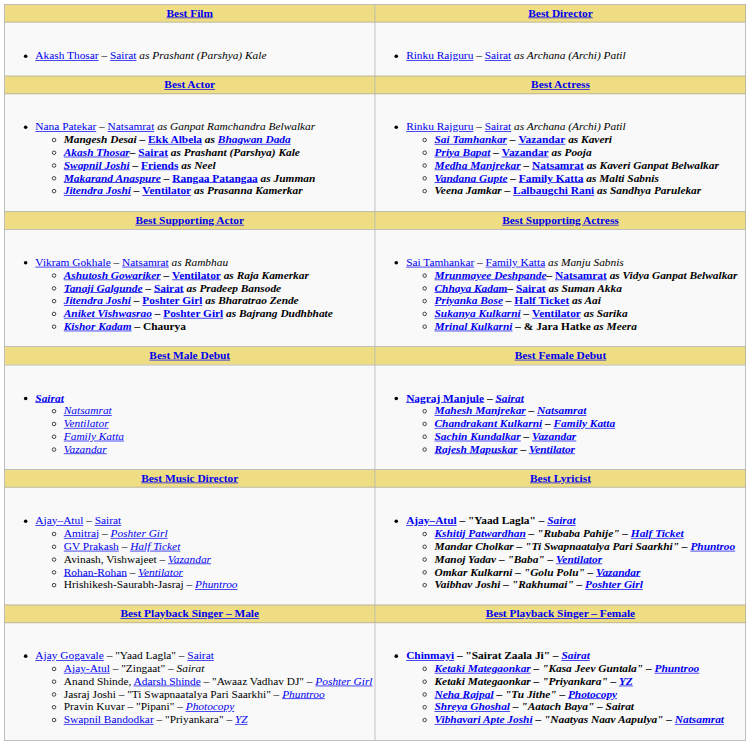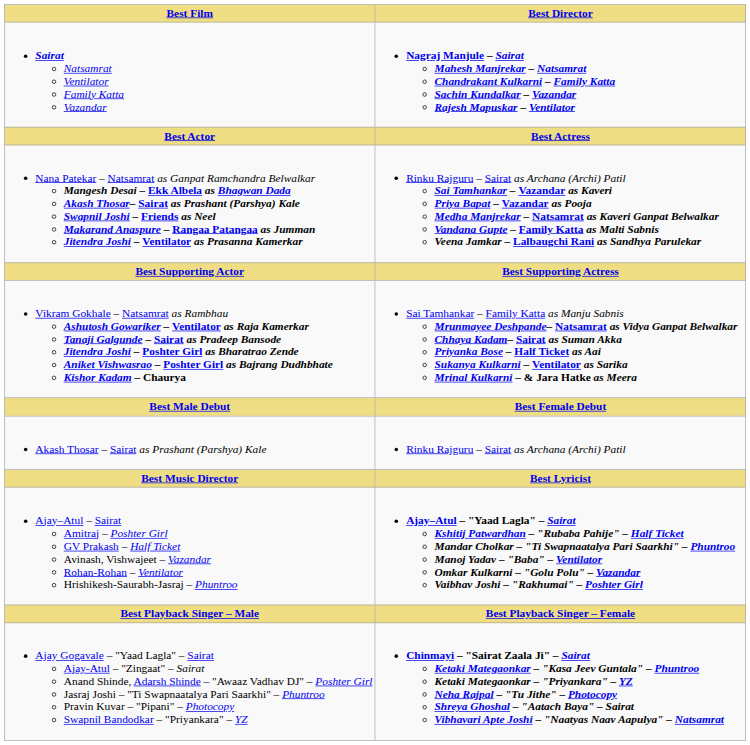rows swapped: (190, 423) <-> (190, 56)
